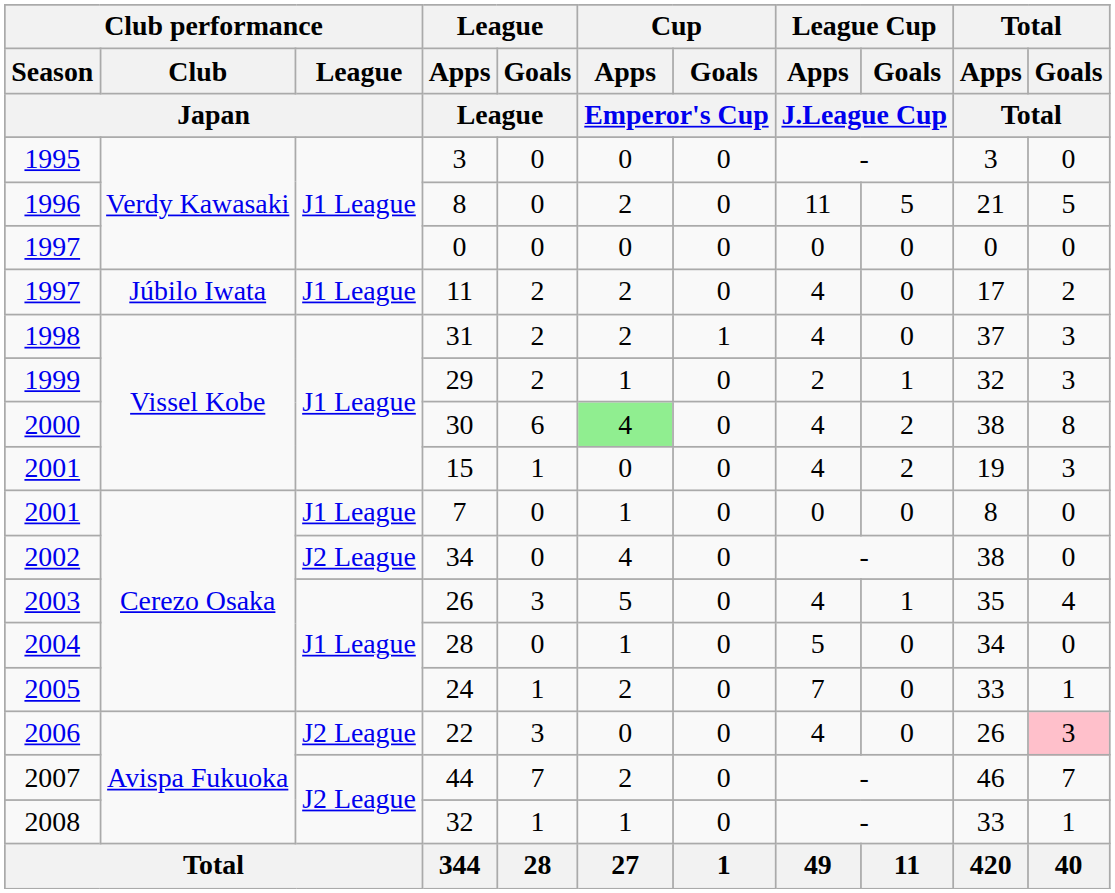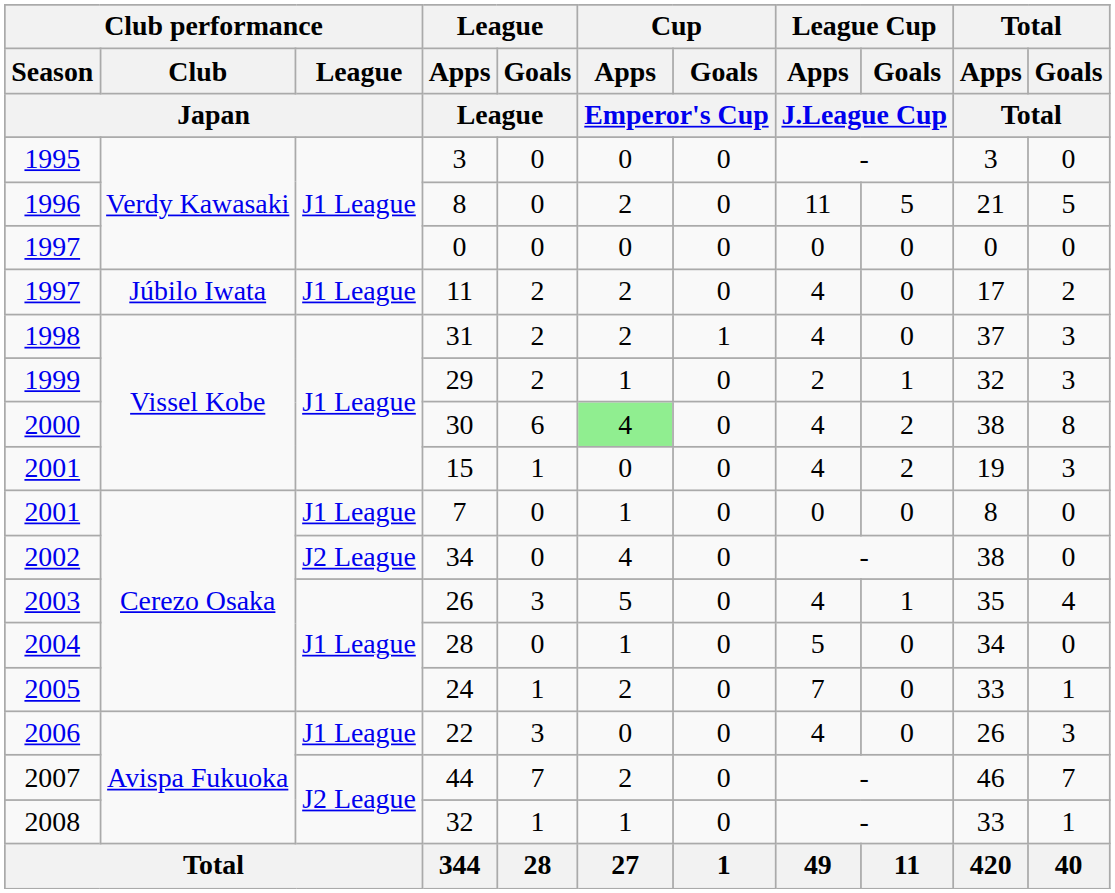(359, 733) J2 League -> (359, 733) J1 League
(1069, 733) pink background -> (1069, 733) no background
